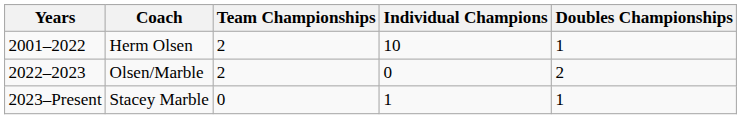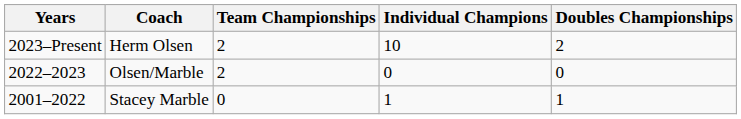(47, 45) 2001–2022 -> (55, 45) 2023–Present
(560, 45) 1 -> (560, 45) 2
(560, 72) 2 -> (560, 72) 0
(55, 99) 2023–Present -> (47, 99) 2001–2022
